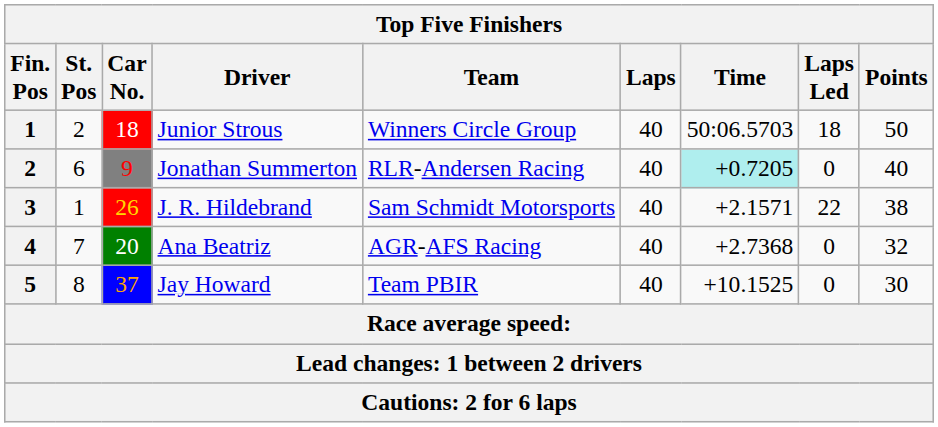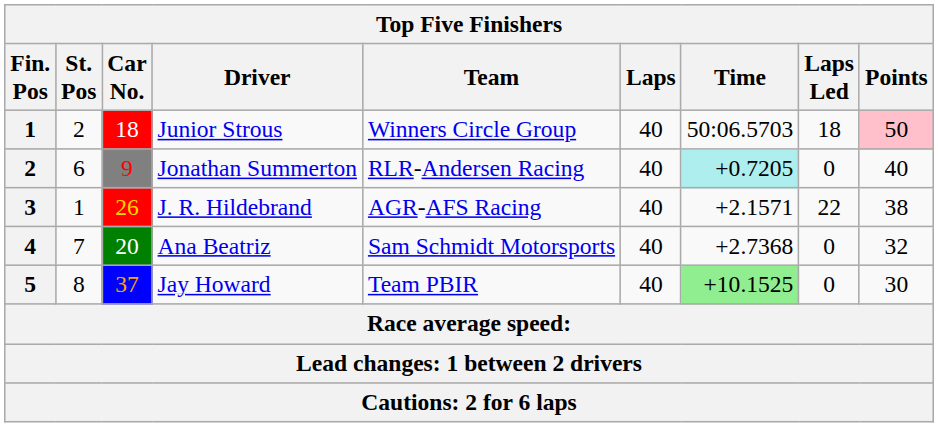(896, 129) no background -> (896, 129) pink background
(492, 207) Sam Schmidt Motorsports -> (455, 207) AGR-AFS Racing
(455, 246) AGR-AFS Racing -> (492, 246) Sam Schmidt Motorsports
(748, 285) no background -> (748, 285) lightgreen background
